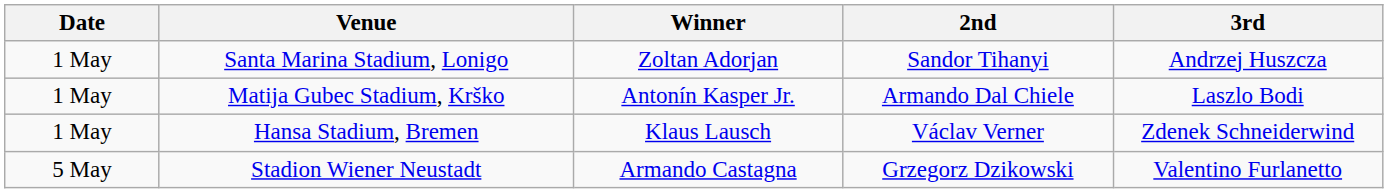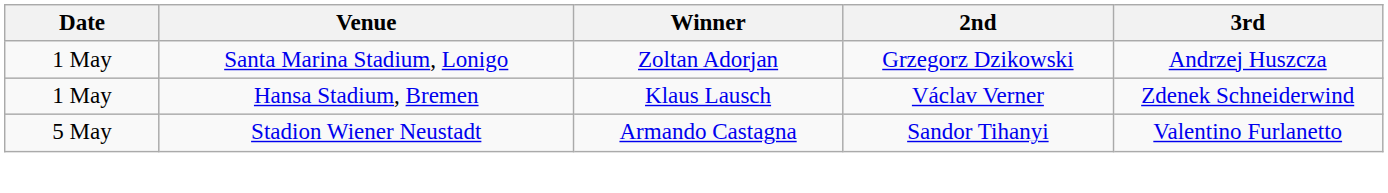(978, 59) Sandor Tihanyi -> (978, 59) Grzegorz Dzikowski
- row: (366, 95)
(978, 168) Grzegorz Dzikowski -> (978, 132) Sandor Tihanyi
